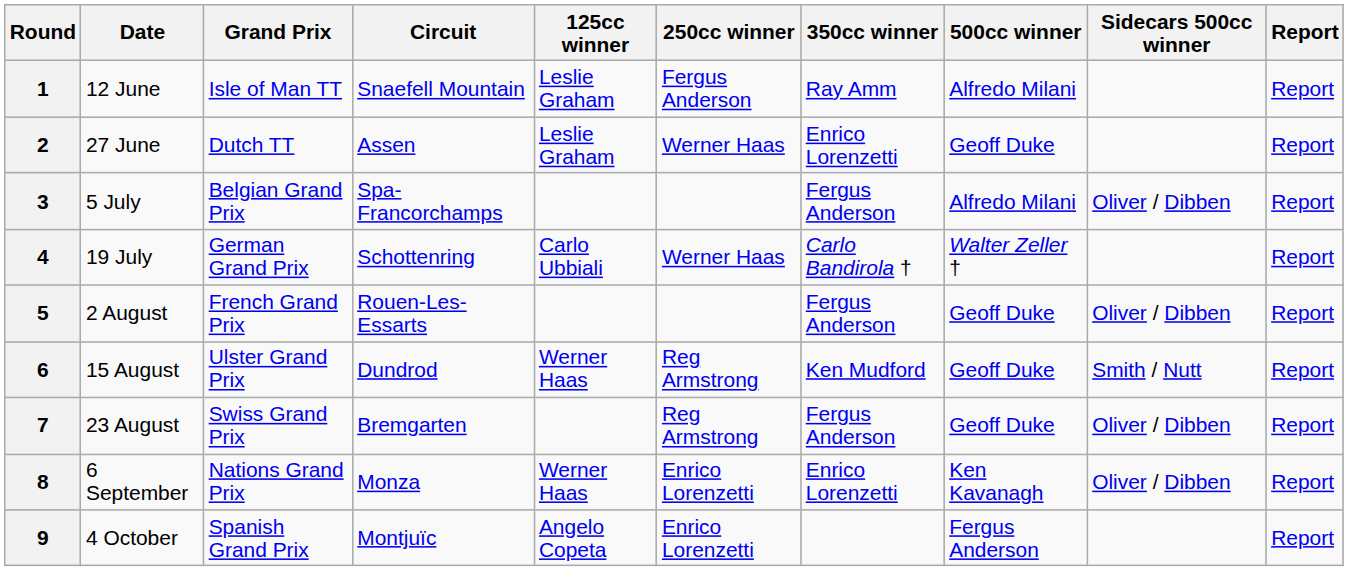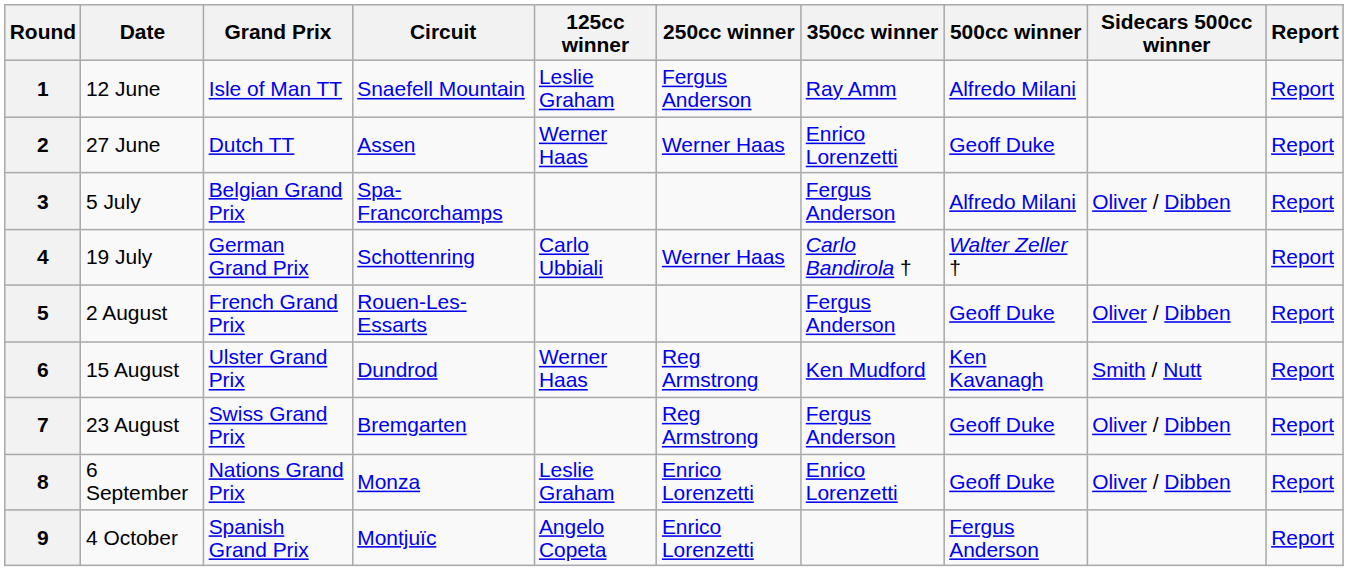(577, 145) Leslie Graham -> (573, 145) Werner Haas
(1002, 369) Geoff Duke -> (996, 369) Ken Kavanagh
(573, 481) Werner Haas -> (577, 481) Leslie Graham
(996, 481) Ken Kavanagh -> (1002, 481) Geoff Duke
